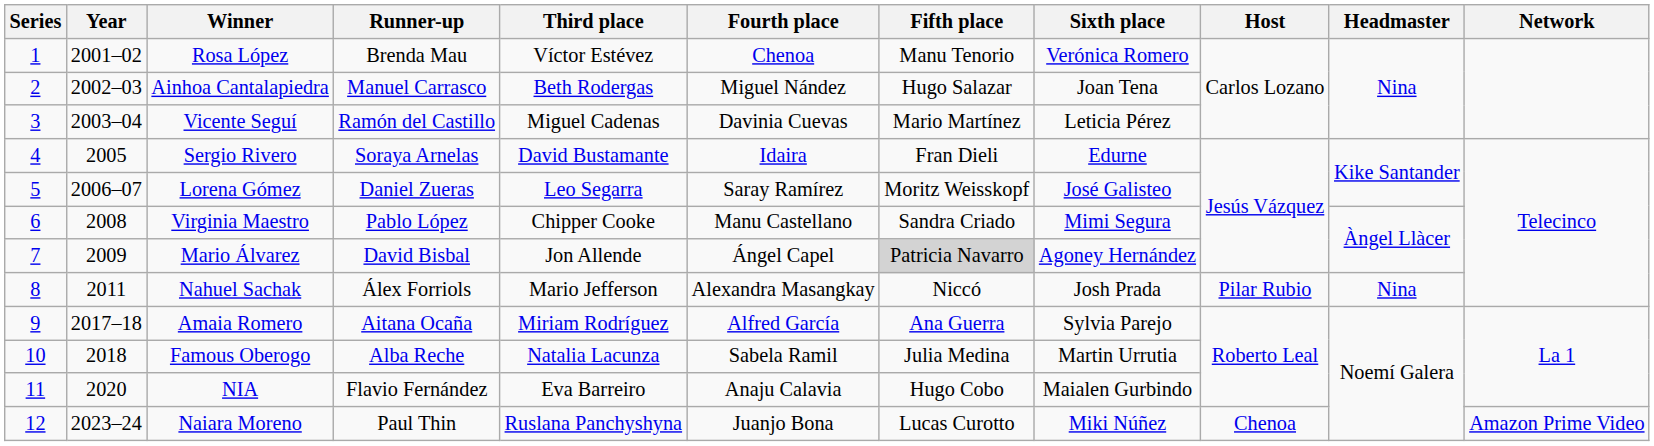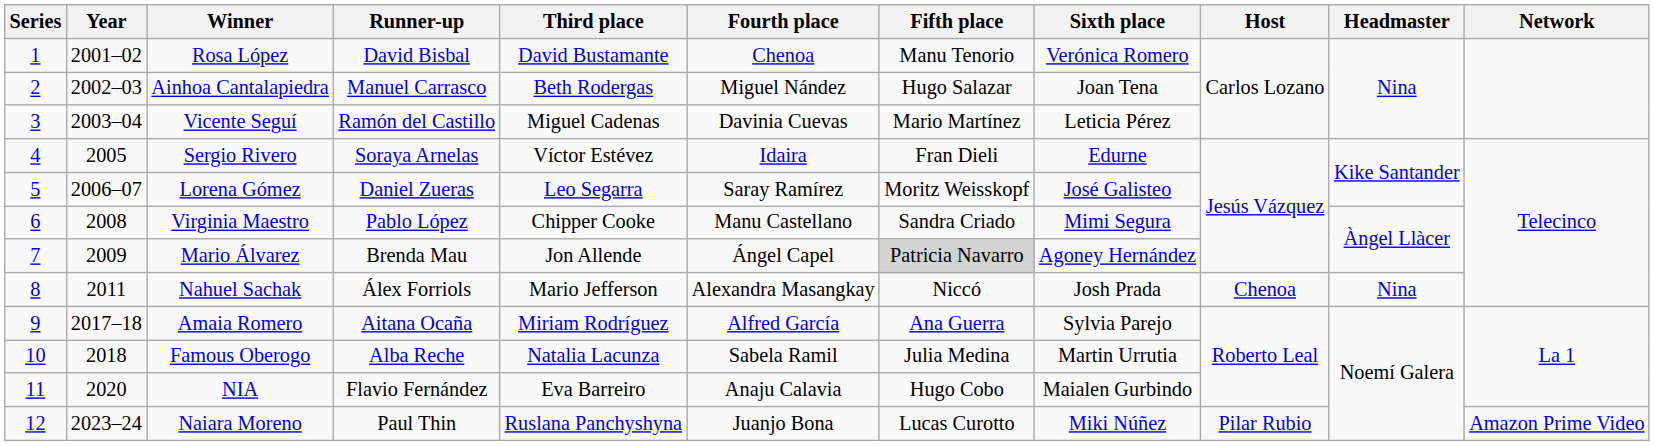(417, 55) Brenda Mau -> (417, 55) David Bisbal
(593, 55) Víctor Estévez -> (593, 55) David Bustamante
(593, 155) David Bustamante -> (593, 155) Víctor Estévez
(417, 256) David Bisbal -> (417, 256) Brenda Mau
(1265, 289) Pilar Rubio -> (1265, 289) Chenoa
(1265, 423) Chenoa -> (1265, 423) Pilar Rubio
